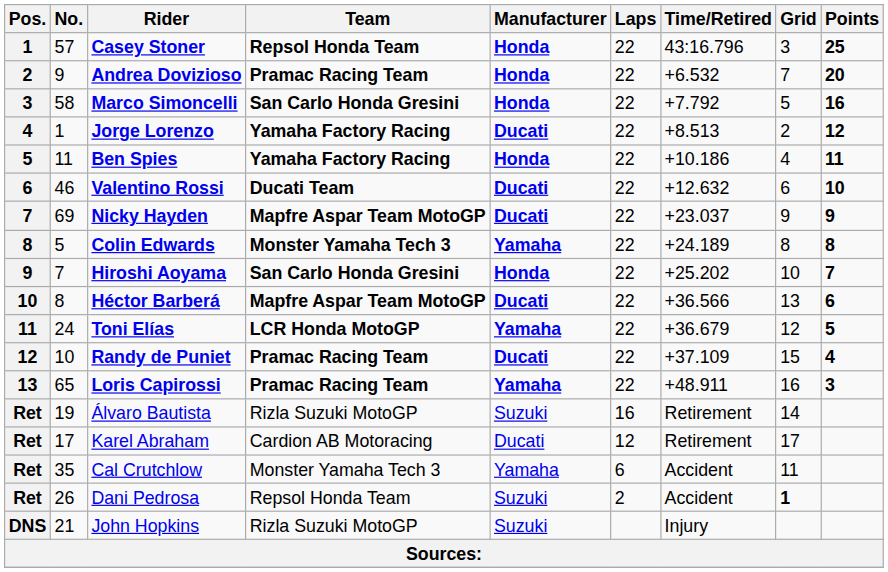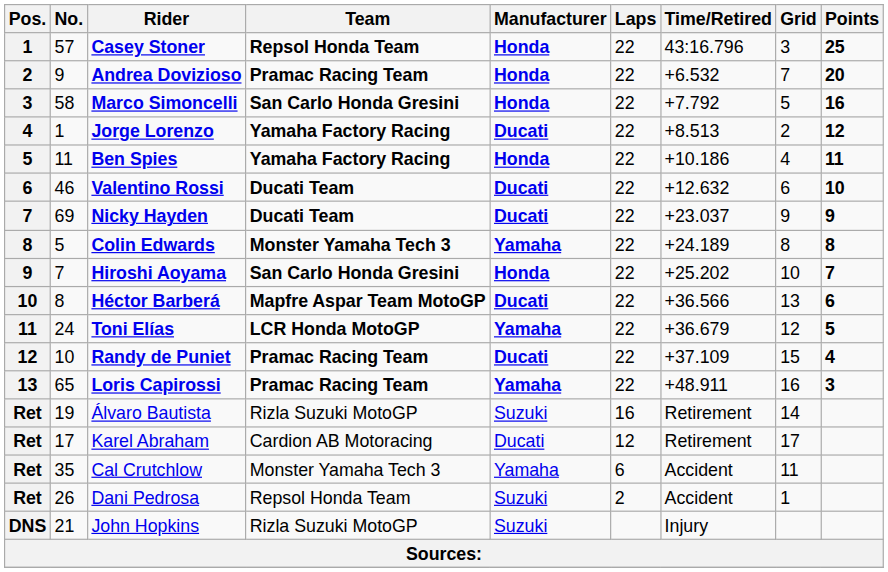(368, 216) Mapfre Aspar Team MotoGP -> (302, 216) Ducati Team
(785, 497) bold -> (785, 497) normal
